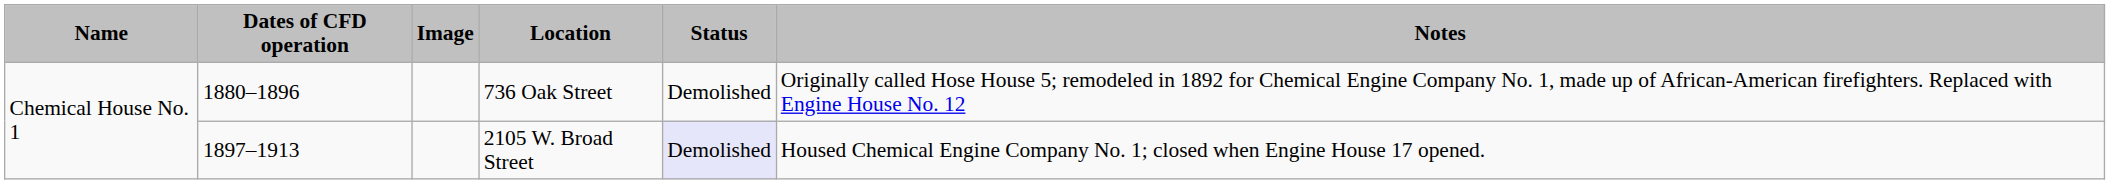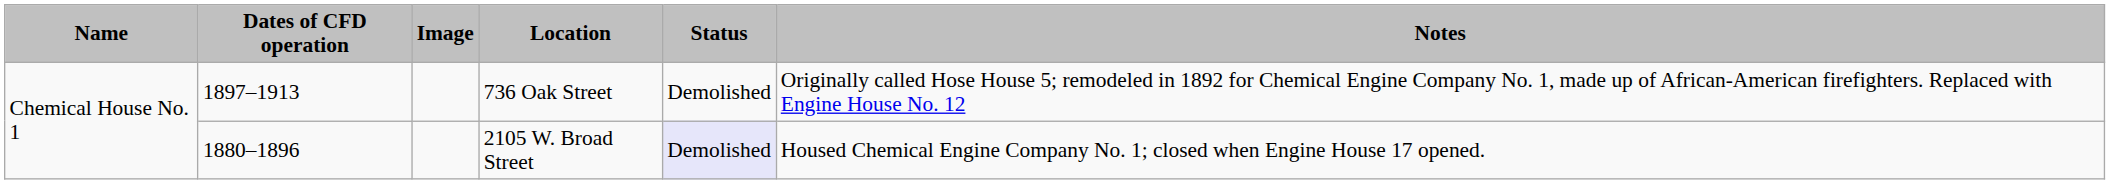(251, 91) 1880–1896 -> (251, 91) 1897–1913
(251, 149) 1897–1913 -> (251, 149) 1880–1896
